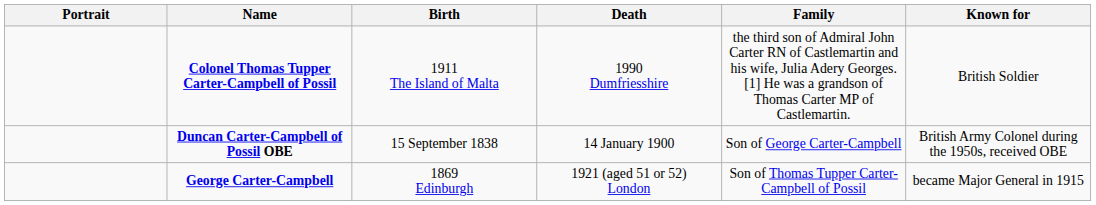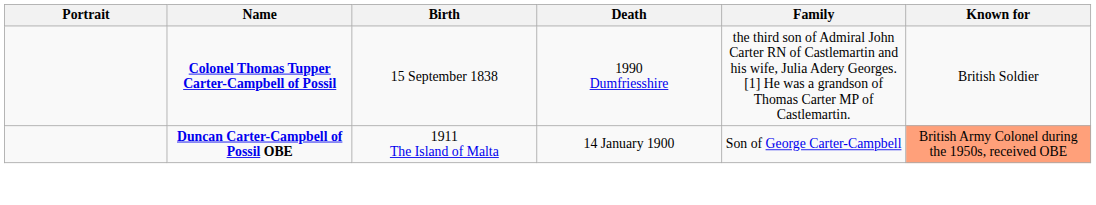(444, 75) 1911 The Island of Malta -> (444, 75) 15 September 1838
(444, 144) 15 September 1838 -> (444, 144) 1911 The Island of Malta
(998, 144) no background -> (998, 144) lightsalmon background
- row: (260, 181)
